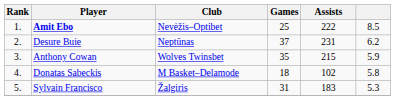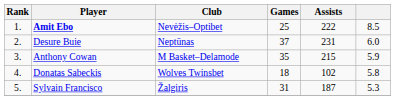(373, 42) 6.2 -> (373, 42) 6.0
(191, 57) Wolves Twinsbet -> (198, 57) M Basket–Delamode
(198, 73) M Basket–Delamode -> (191, 73) Wolves Twinsbet
(328, 88) 183 -> (328, 88) 187
